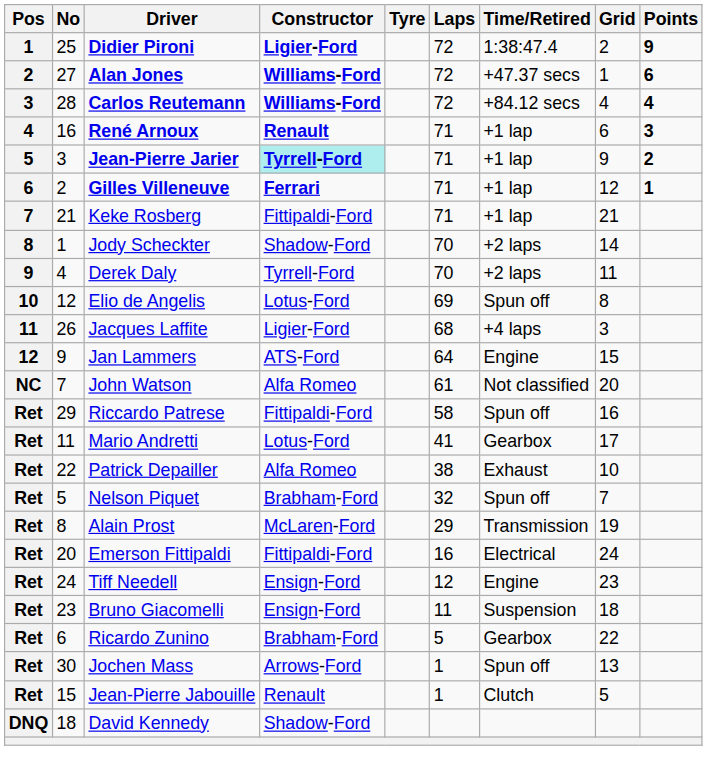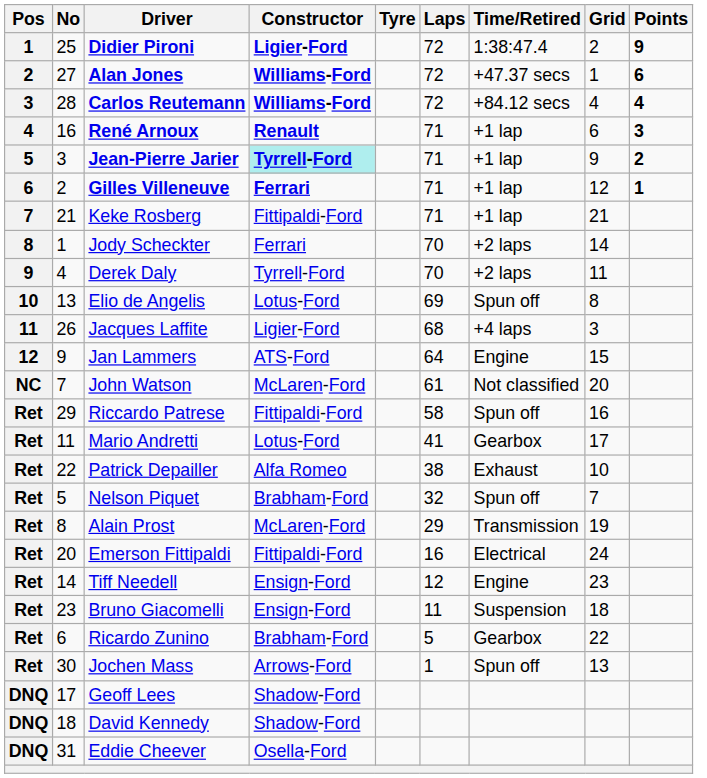(317, 244) Shadow-Ford -> (280, 244) Ferrari
(66, 300) 12 -> (66, 300) 13
(310, 385) Alfa Romeo -> (310, 385) McLaren-Ford
(66, 582) 24 -> (66, 582) 14
- row: (172, 695)
+ row: (132, 695)
+ row: (147, 751)
